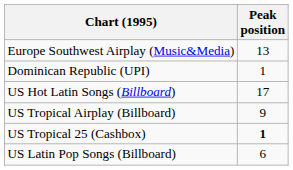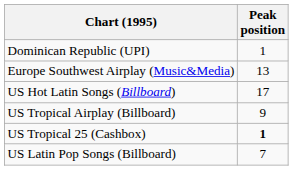rows swapped: (121, 50) <-> (78, 71)
(263, 154) 6 -> (263, 154) 7
